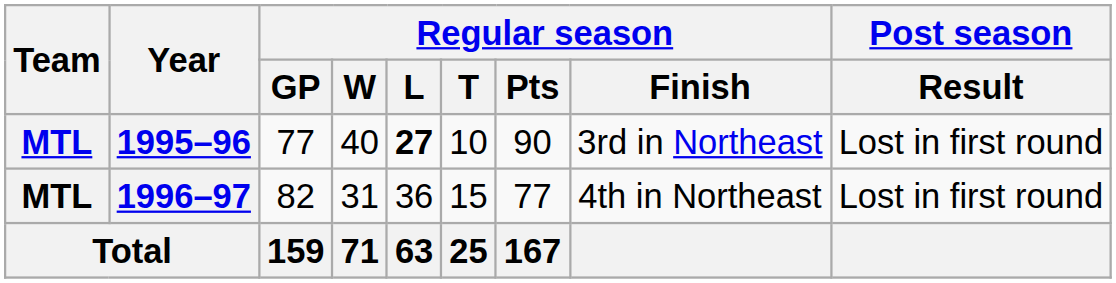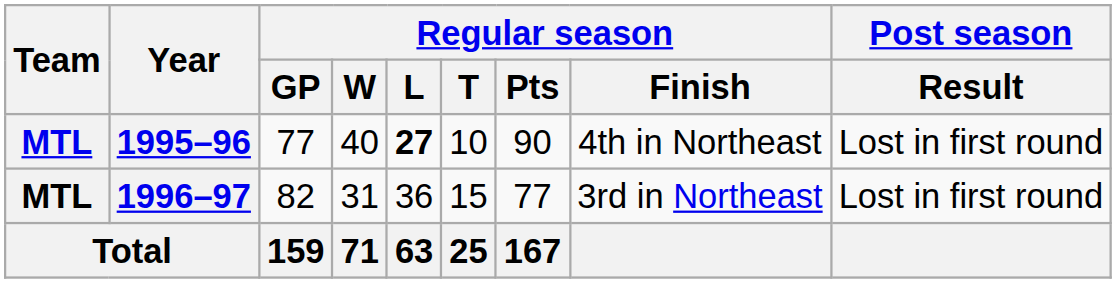(700, 142) 3rd in Northeast -> (700, 142) 4th in Northeast
(700, 196) 4th in Northeast -> (700, 196) 3rd in Northeast
